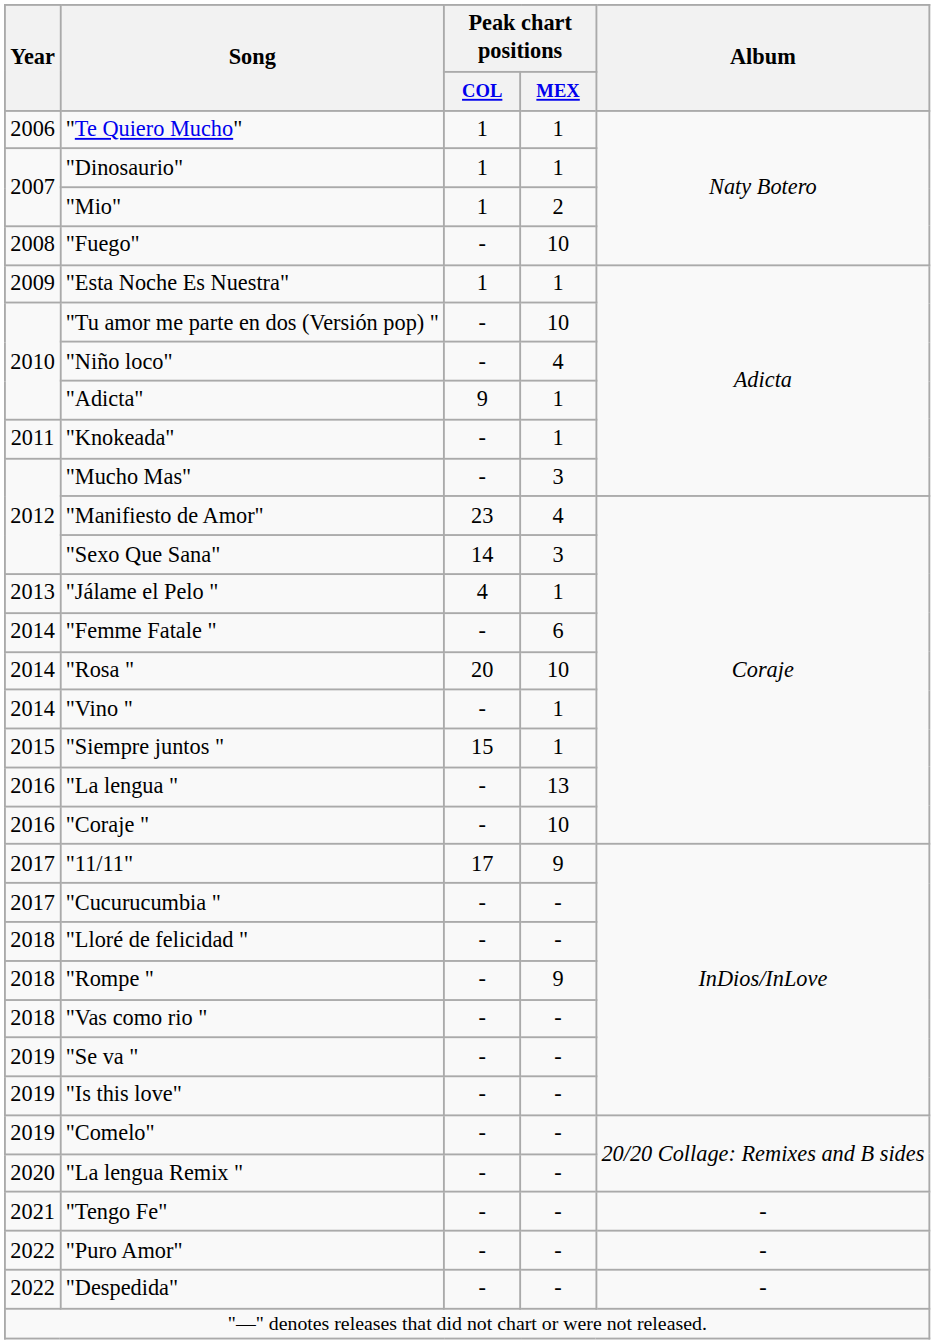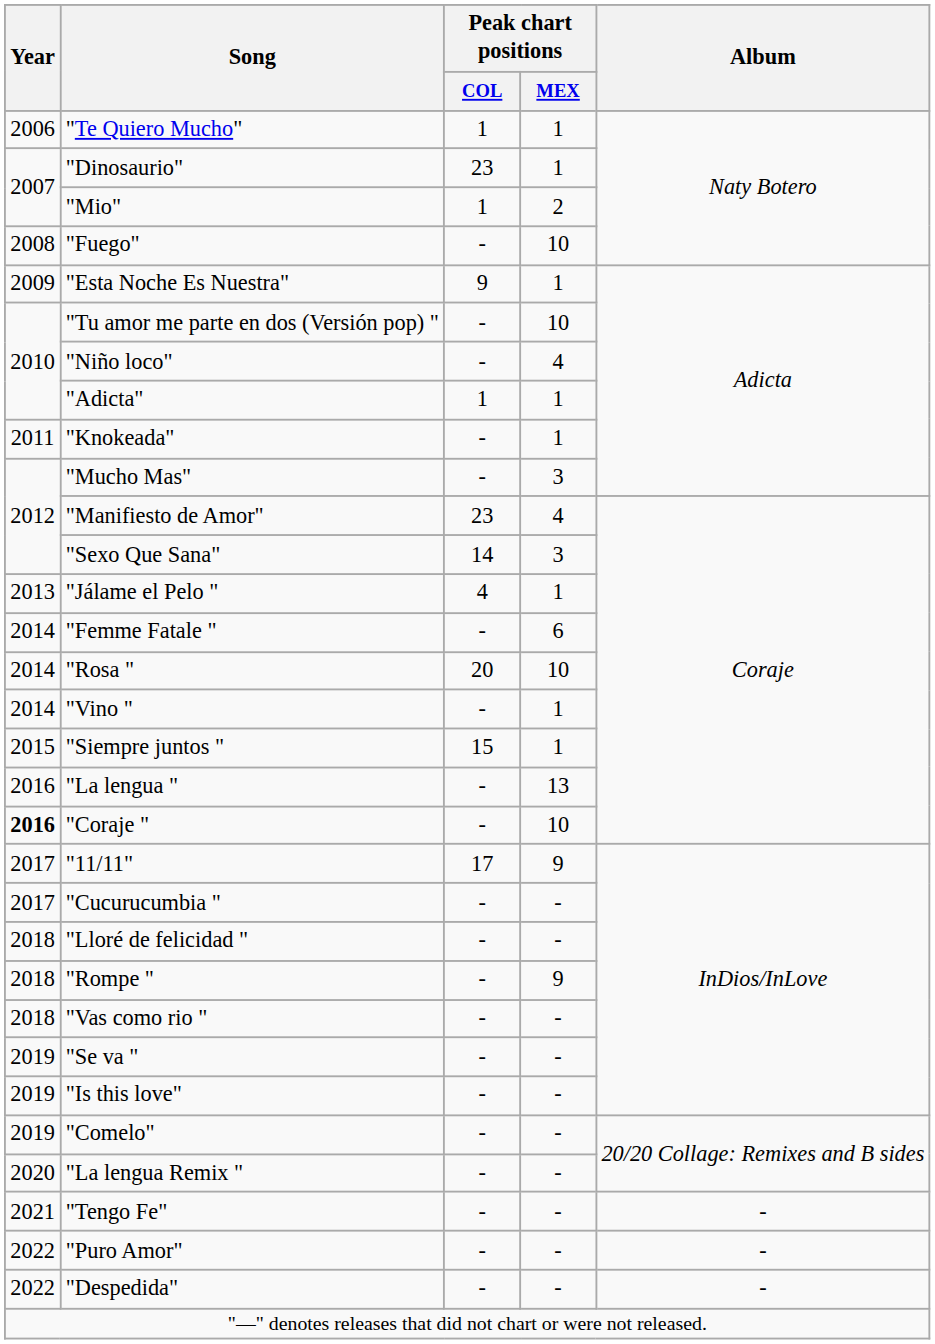(482, 167) 1 -> (482, 167) 23
(482, 283) 1 -> (482, 283) 9
(482, 399) 9 -> (482, 399) 1
(33, 824) normal -> (33, 824) bold
